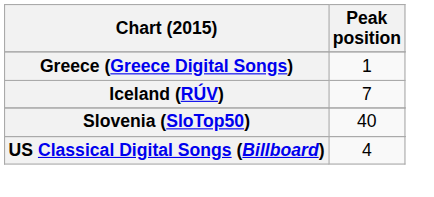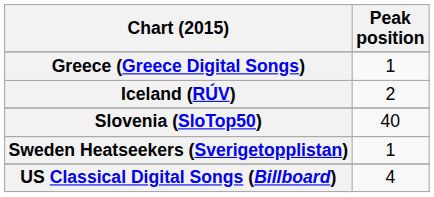(367, 94) 7 -> (390, 94) 2
+ row: (178, 149)
